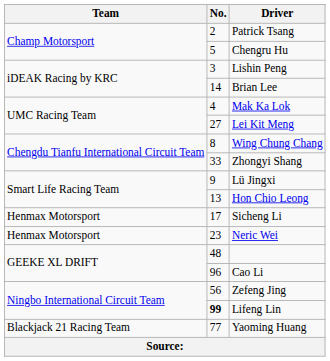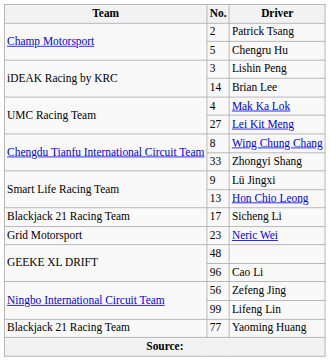(54, 217) Henmax Motorsport -> (69, 217) Blackjack 21 Racing Team
(54, 235) Henmax Motorsport -> (45, 235) Grid Motorsport
(215, 309) bold -> (215, 309) normal
